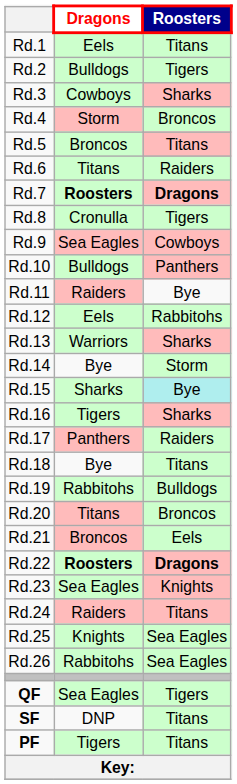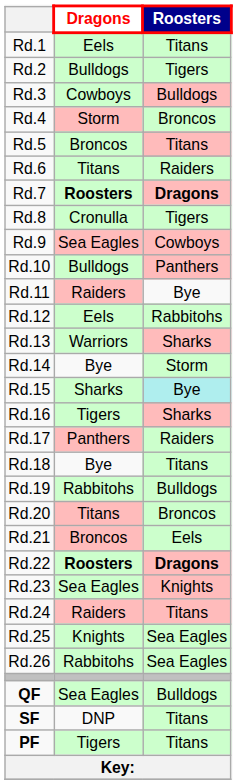(187, 95) Sharks -> (187, 95) Bulldogs
(187, 693) Tigers -> (187, 693) Bulldogs
